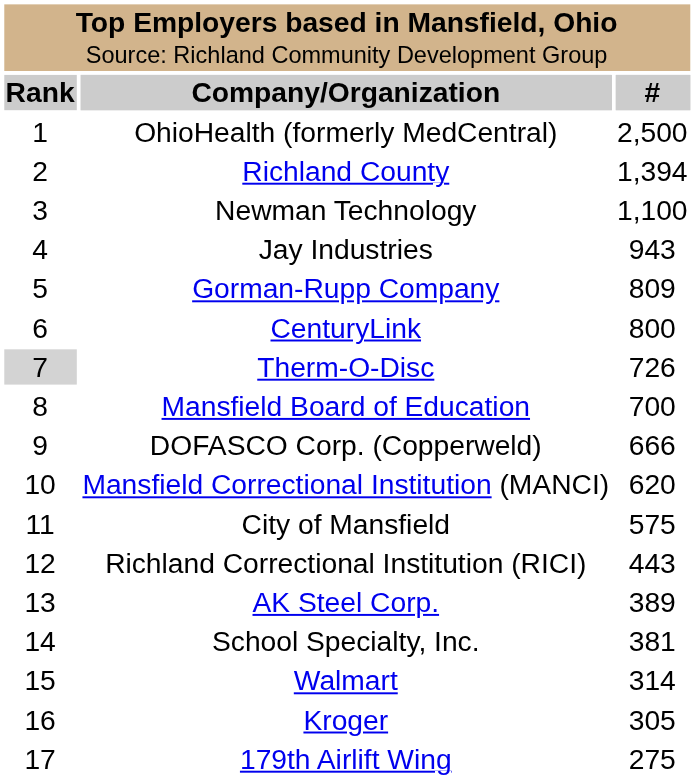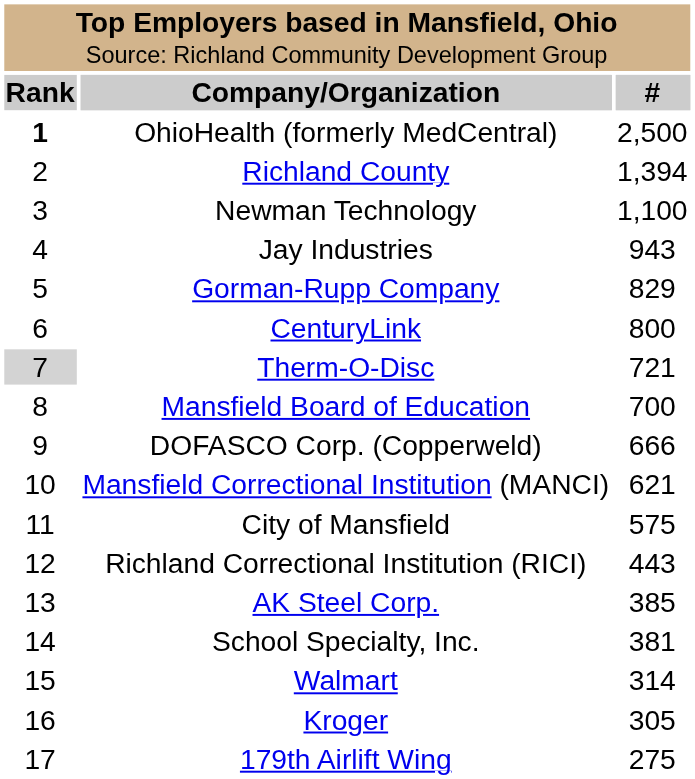(40, 133) normal -> (40, 133) bold
(652, 289) 809 -> (652, 289) 829
(652, 368) 726 -> (652, 368) 721
(652, 485) 620 -> (652, 485) 621
(652, 603) 389 -> (652, 603) 385
